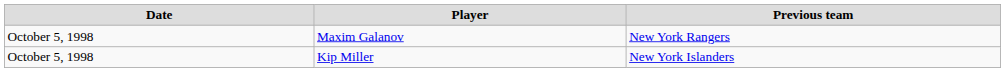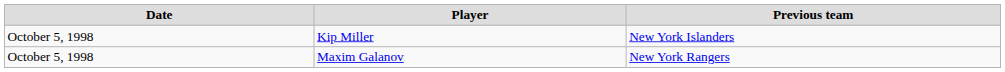rows swapped: (345, 57) <-> (360, 36)
